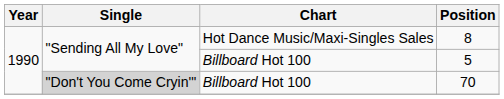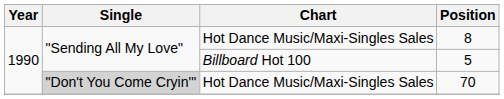(257, 82) Billboard Hot 100 -> (318, 82) Hot Dance Music/Maxi-Singles Sales
